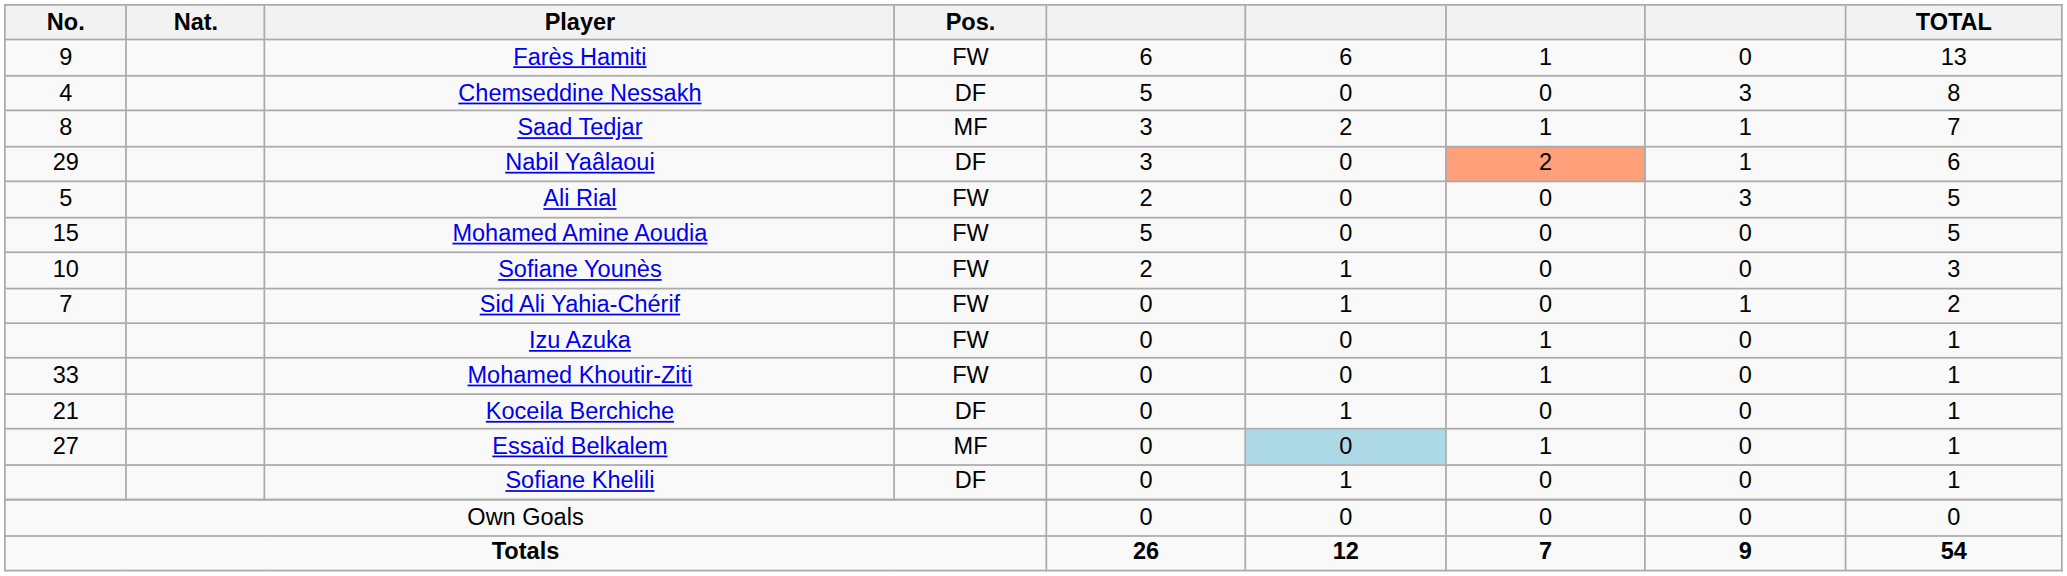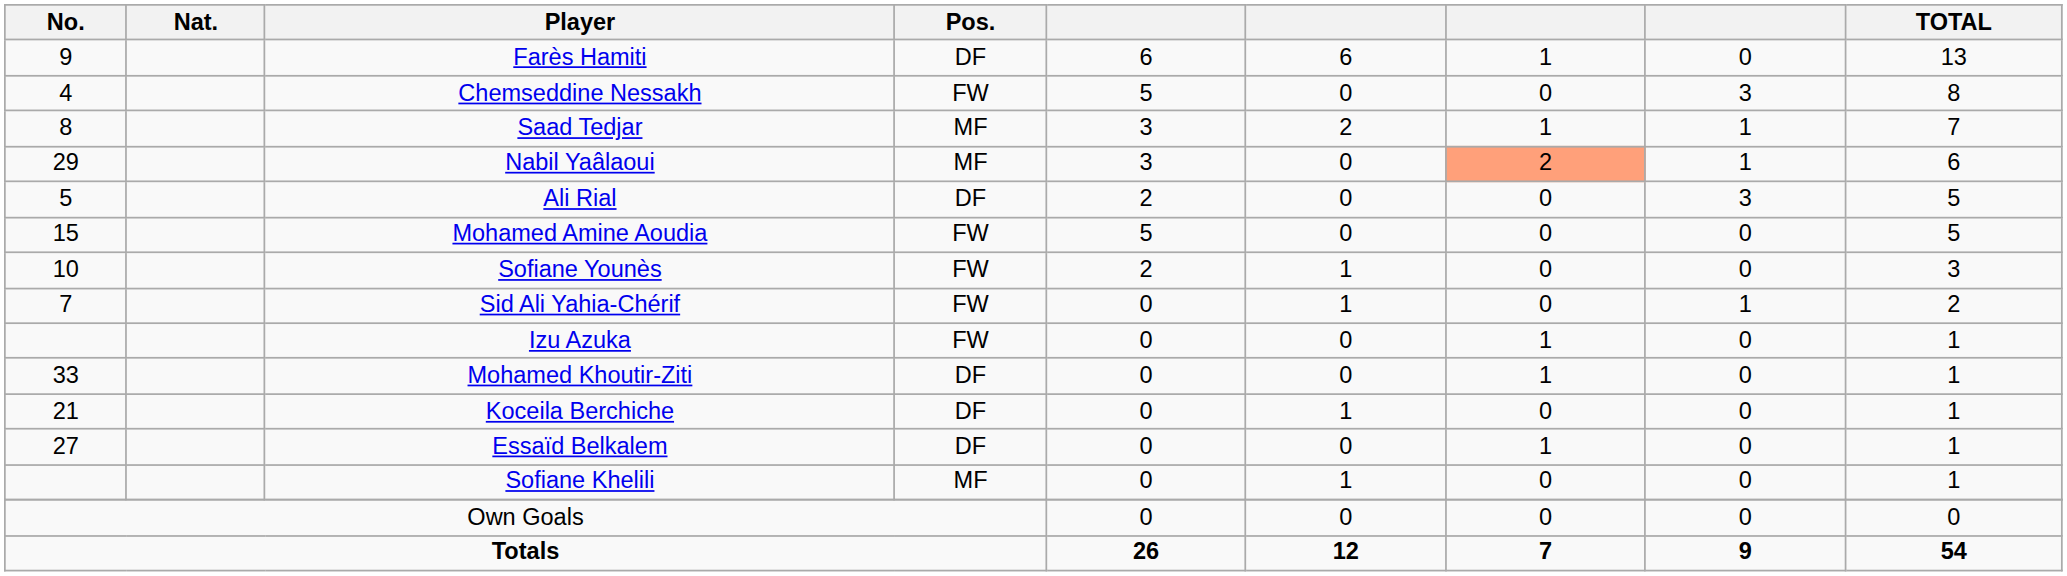(971, 57) FW -> (971, 57) DF
(971, 92) DF -> (971, 92) FW
(971, 163) DF -> (971, 163) MF
(971, 198) FW -> (971, 198) DF
(971, 375) FW -> (971, 375) DF
(971, 446) MF -> (971, 446) DF
(1346, 446) lightblue background -> (1346, 446) no background
(971, 481) DF -> (971, 481) MF
